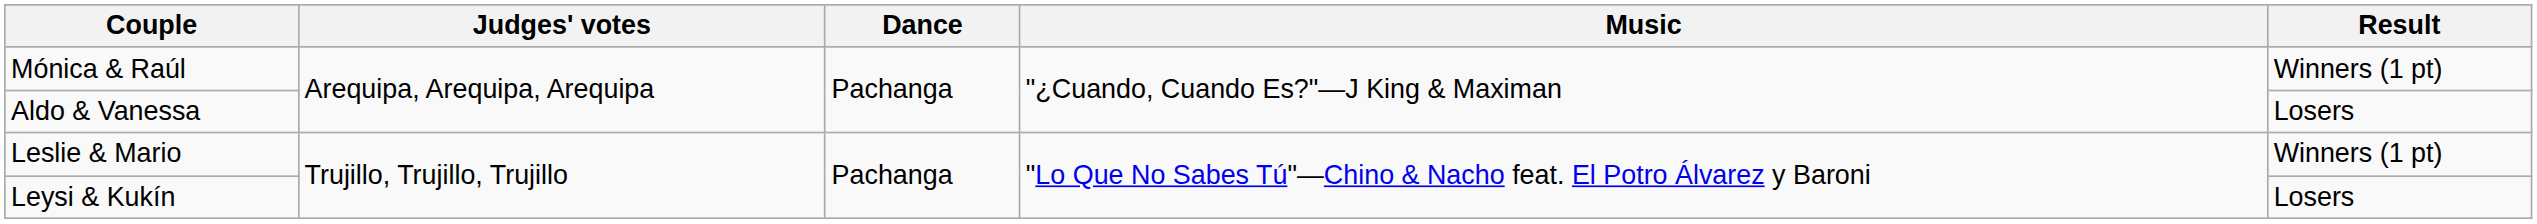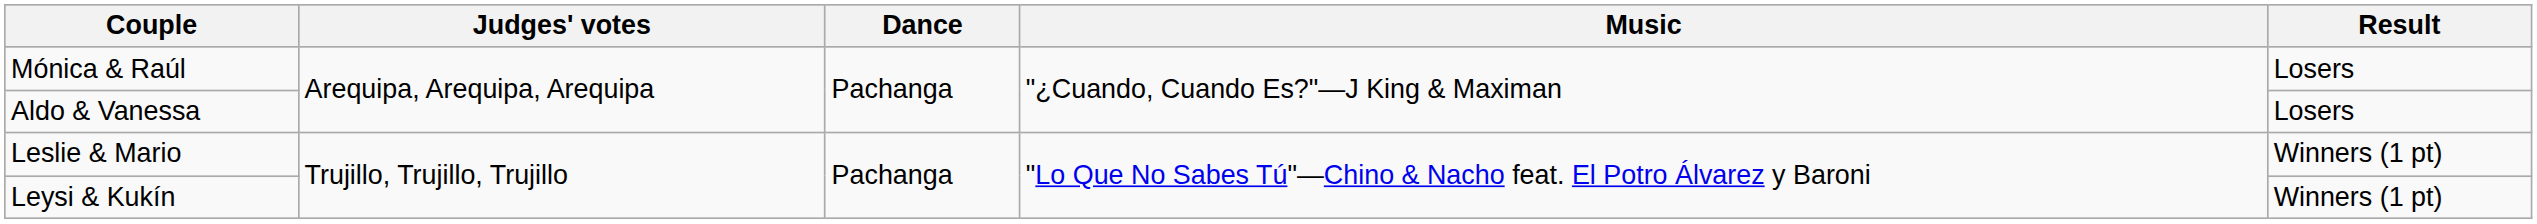(2358, 68) Winners (1 pt) -> (2314, 68) Losers
(2314, 196) Losers -> (2358, 196) Winners (1 pt)
